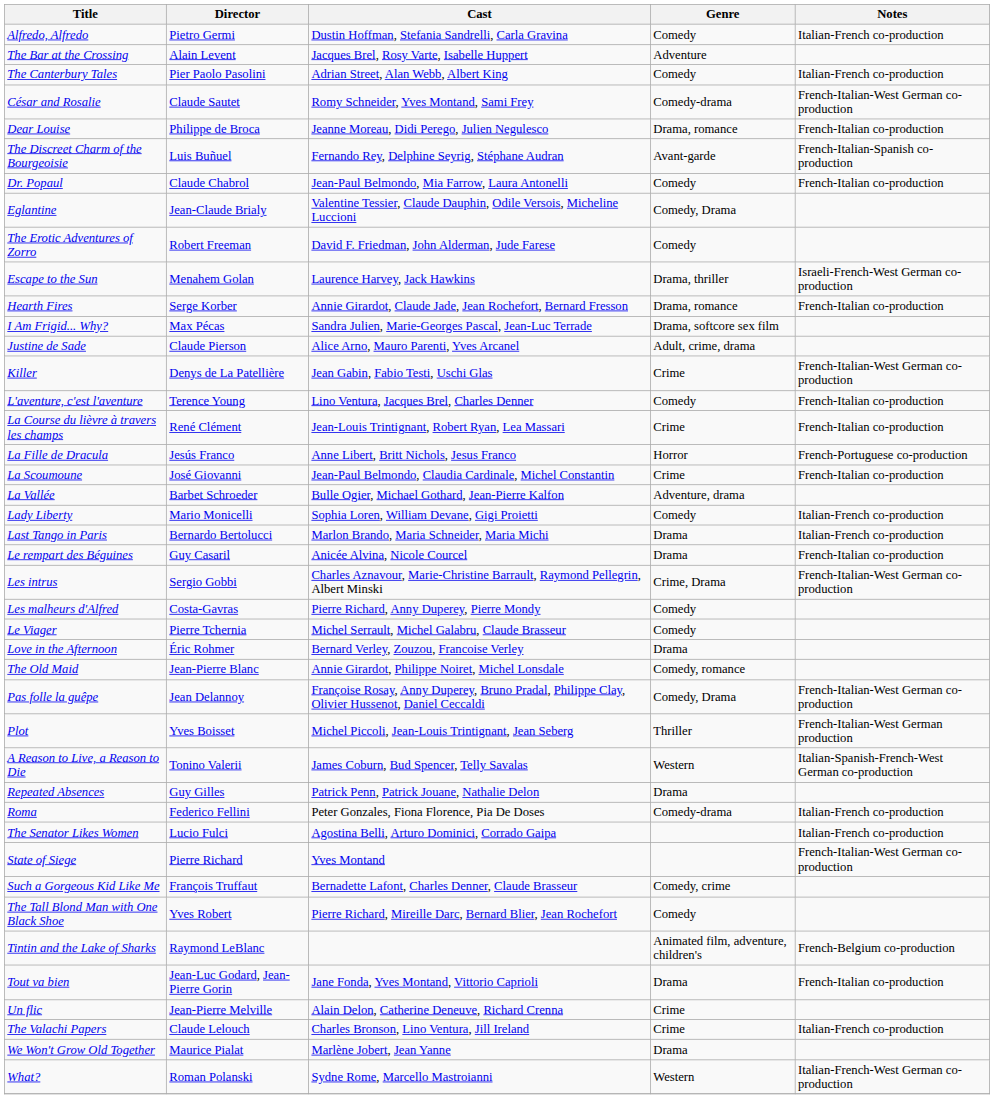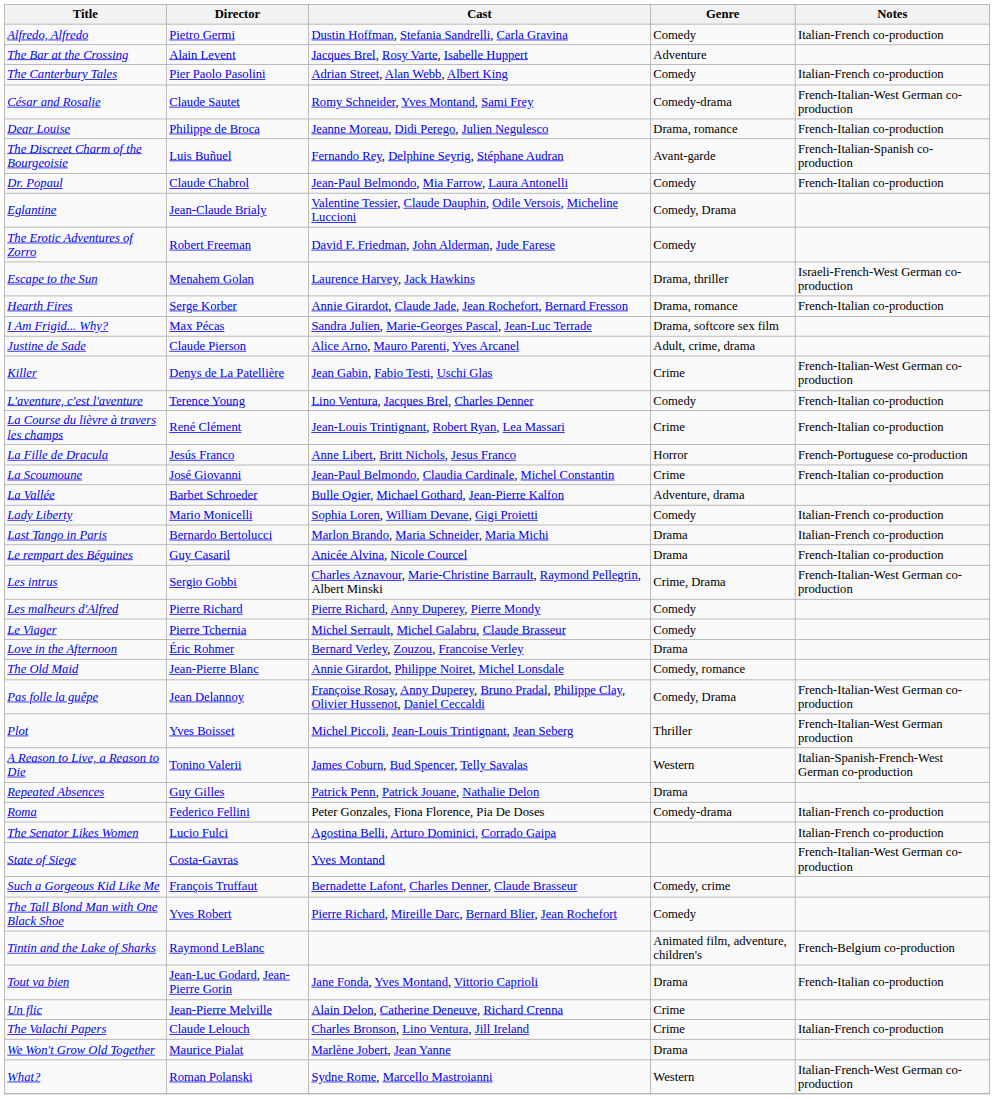(204, 609) Costa-Gavras -> (206, 609) Pierre Richard
(206, 859) Pierre Richard -> (204, 859) Costa-Gavras
